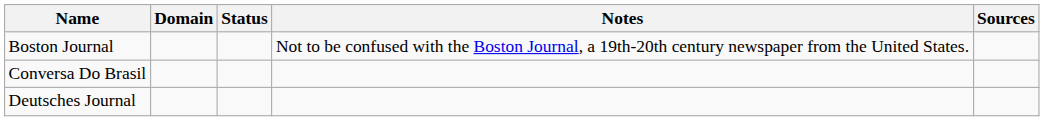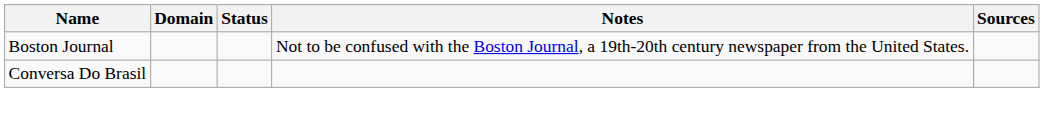- row: (72, 101)
